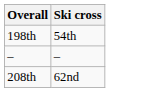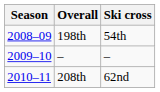+ column: (29, 15)
